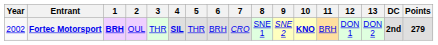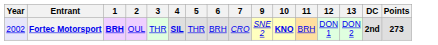- column: (262, 11)
(16, 28) no background -> (16, 28) lavender background
(418, 28) 279 -> (397, 28) 273
